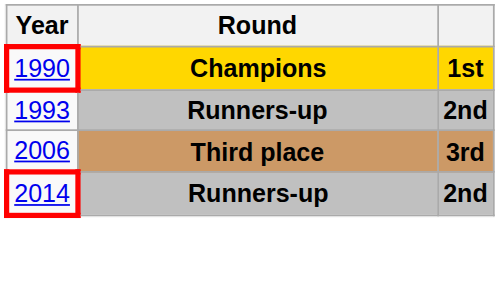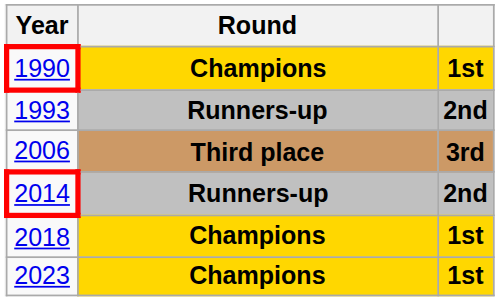+ row: (42, 237)
+ row: (42, 276)
